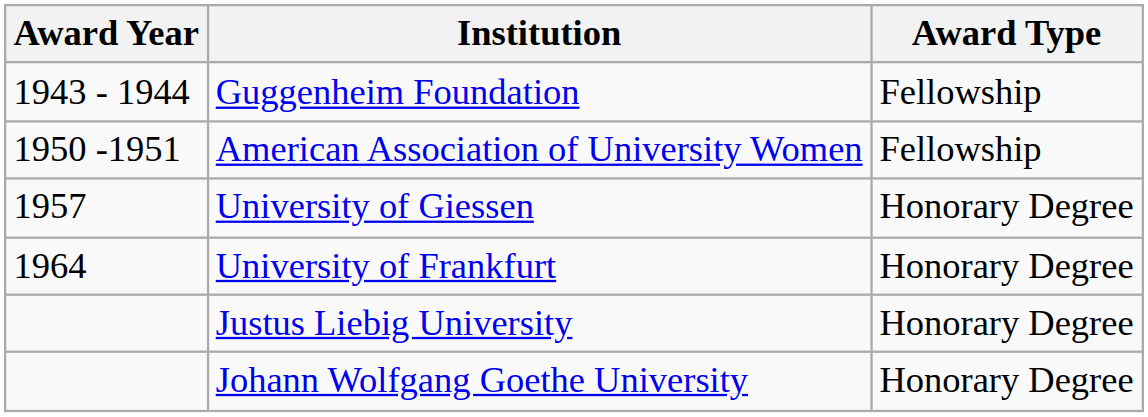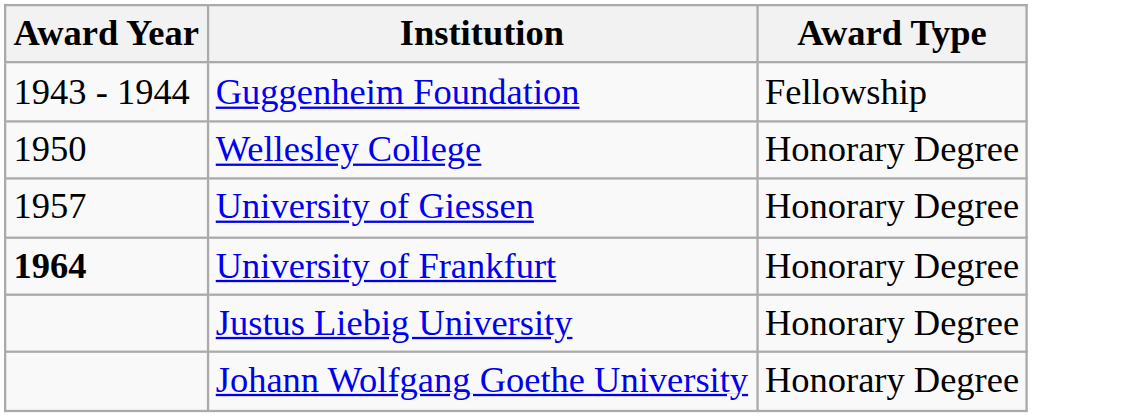- row: (539, 149)
+ row: (349, 149)
(50, 264) normal -> (50, 264) bold
